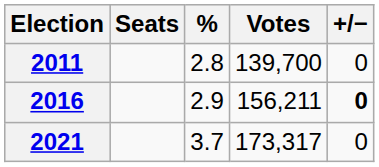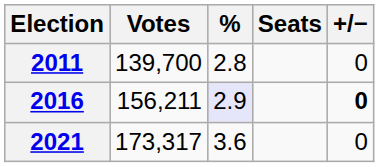columns swapped: (278, 23) <-> (147, 23)
(207, 101) no background -> (230, 101) lavender background
(207, 140) 3.7 -> (230, 140) 3.6
